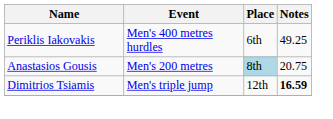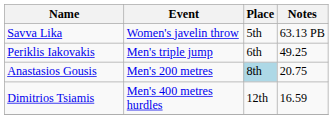+ row: (35, 33)
(170, 40) Men's 400 metres hurdles -> (170, 52) Men's triple jump
(170, 85) Men's triple jump -> (170, 98) Men's 400 metres hurdles
(293, 85) bold -> (293, 98) normal
